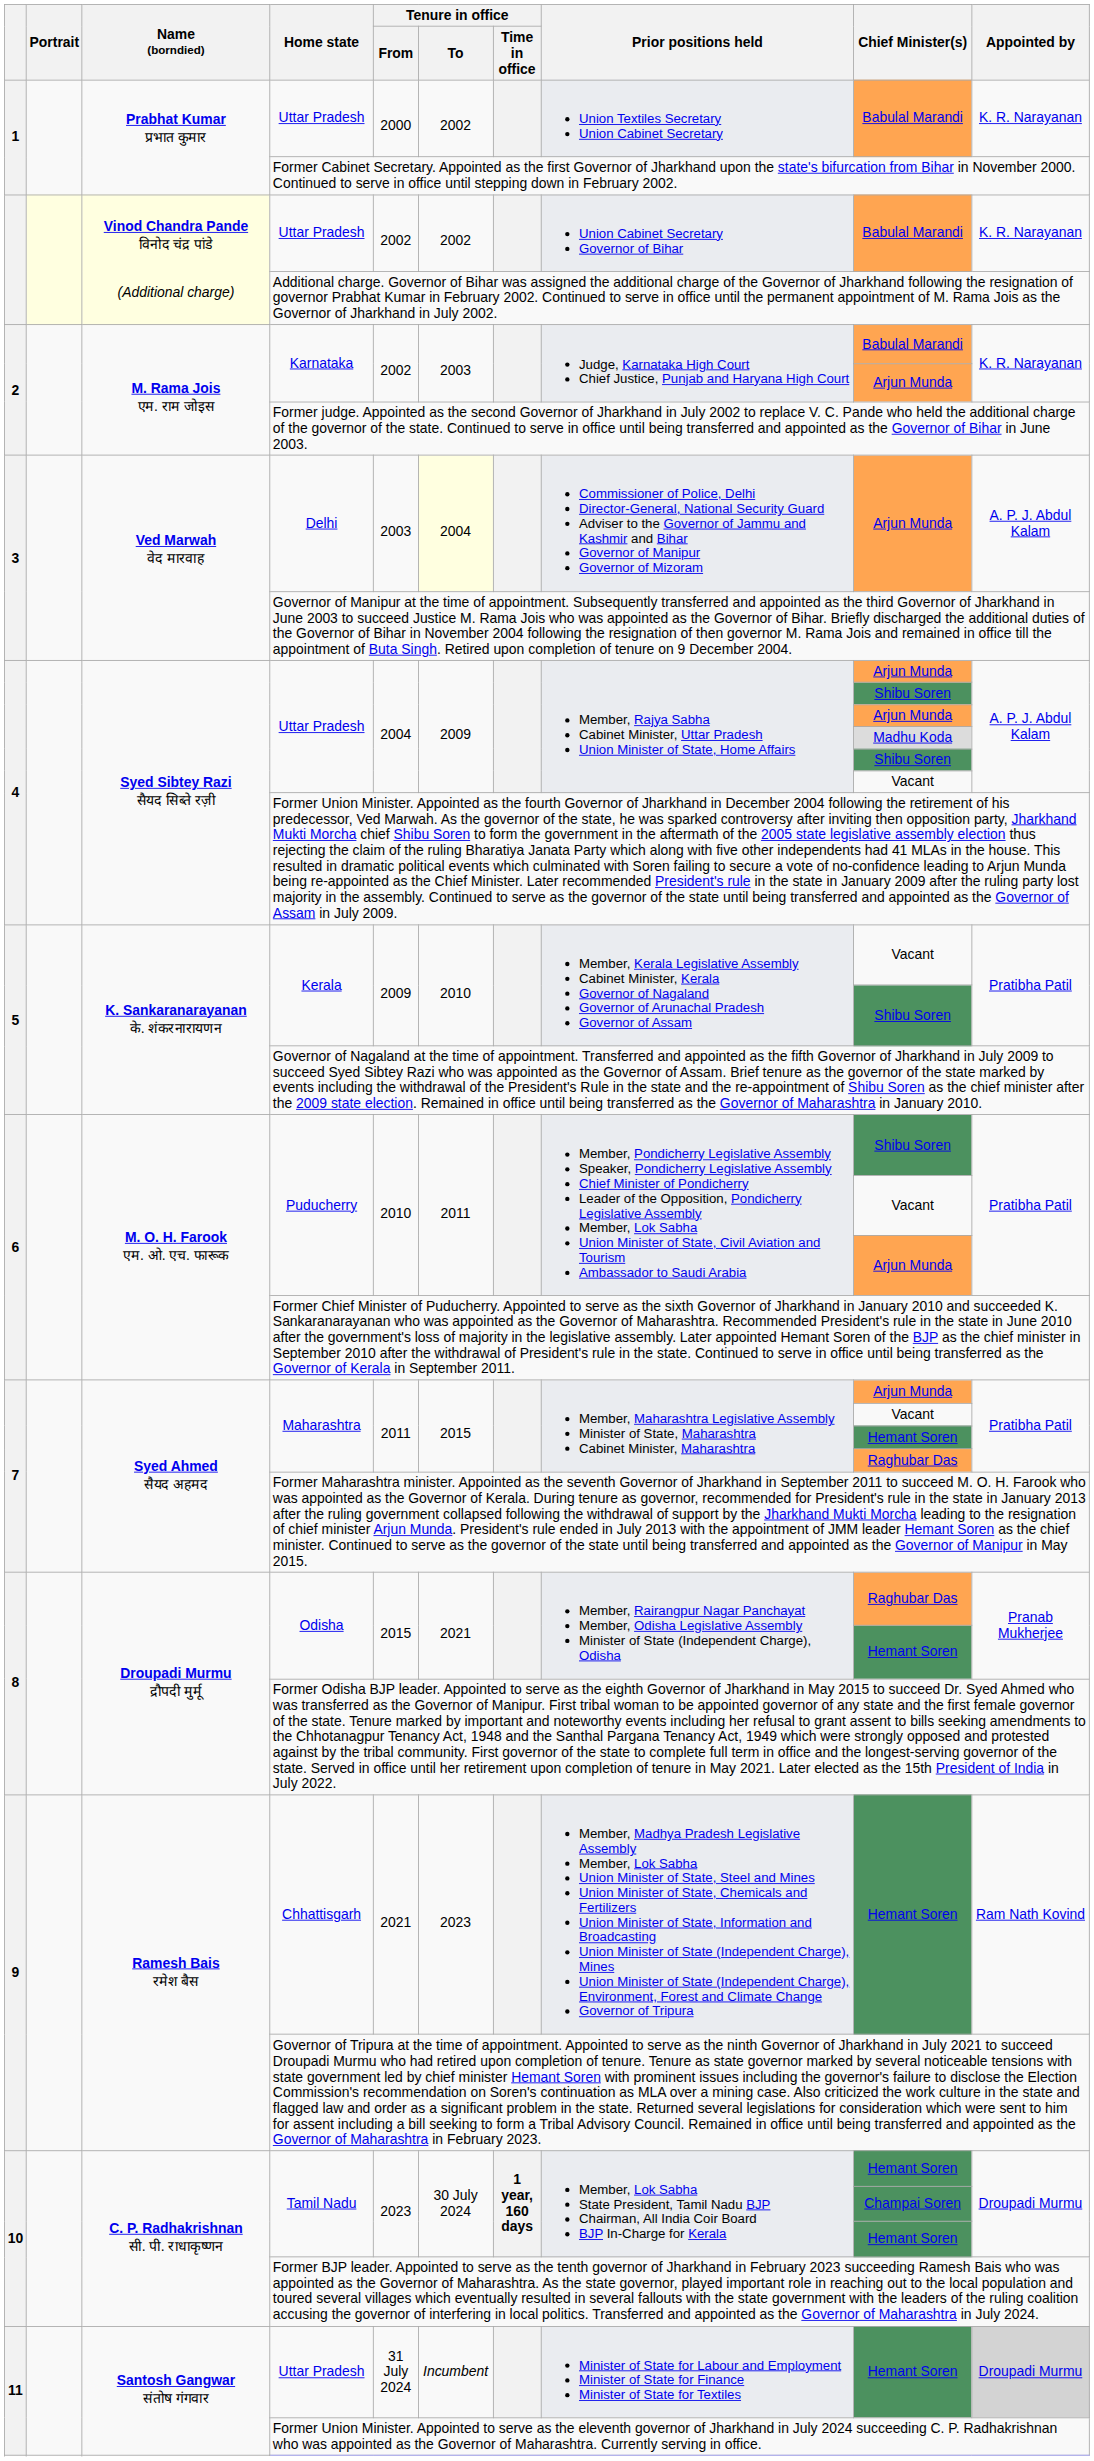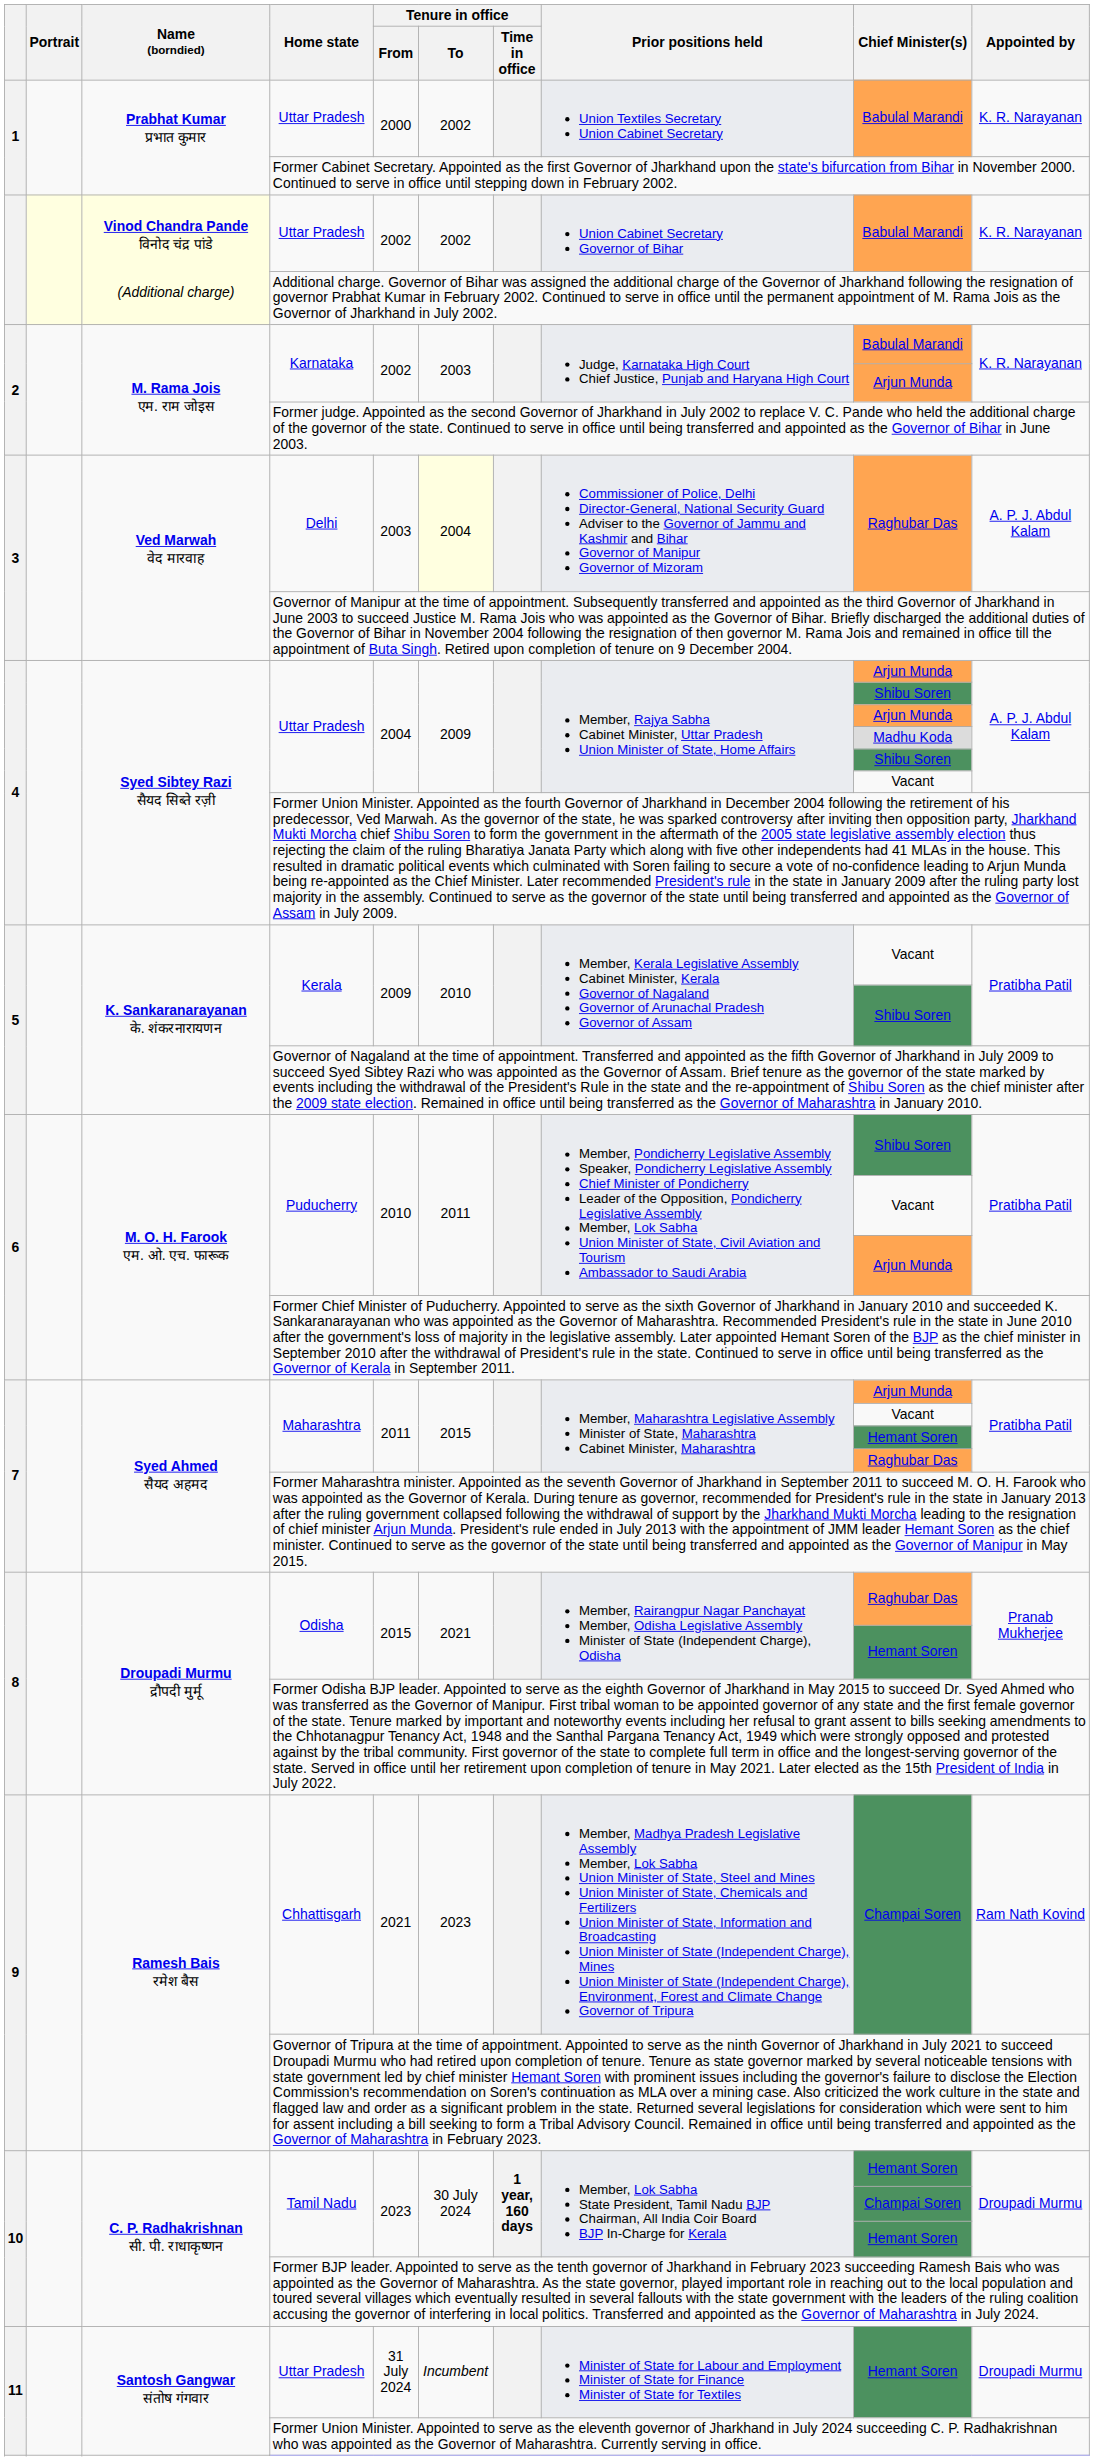(913, 523) Arjun Munda -> (913, 523) Raghubar Das
(913, 1914) Hemant Soren -> (913, 1914) Champai Soren
(1030, 2371) lightgrey background -> (1030, 2371) no background
